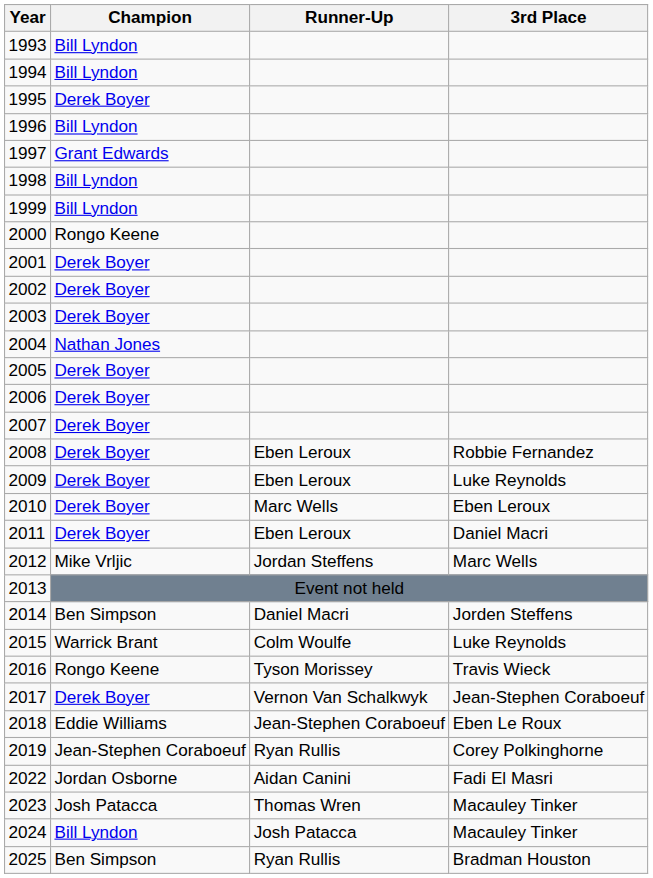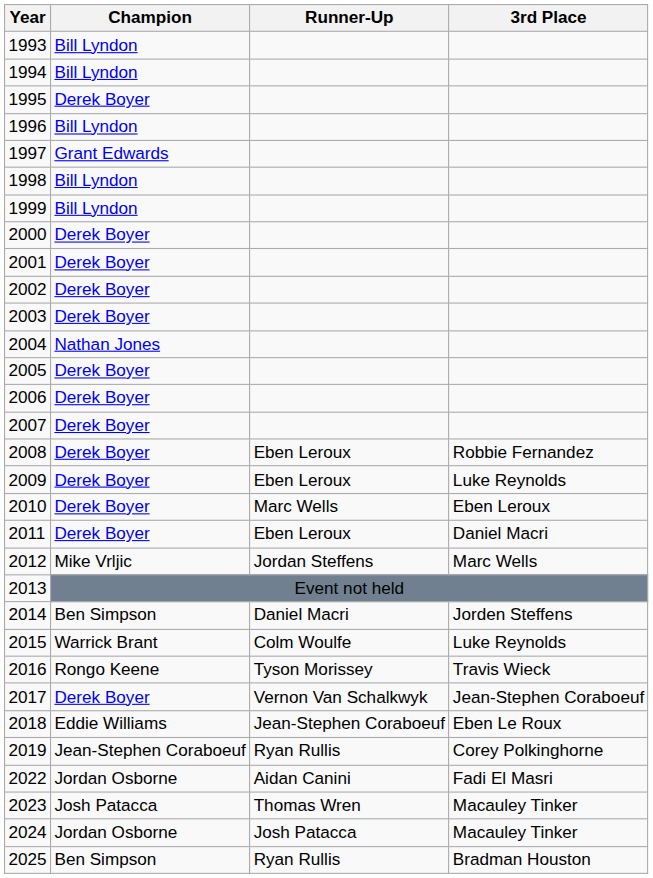(107, 235) Rongo Keene -> (102, 235) Derek Boyer
(96, 832) Bill Lyndon -> (116, 832) Jordan Osborne
